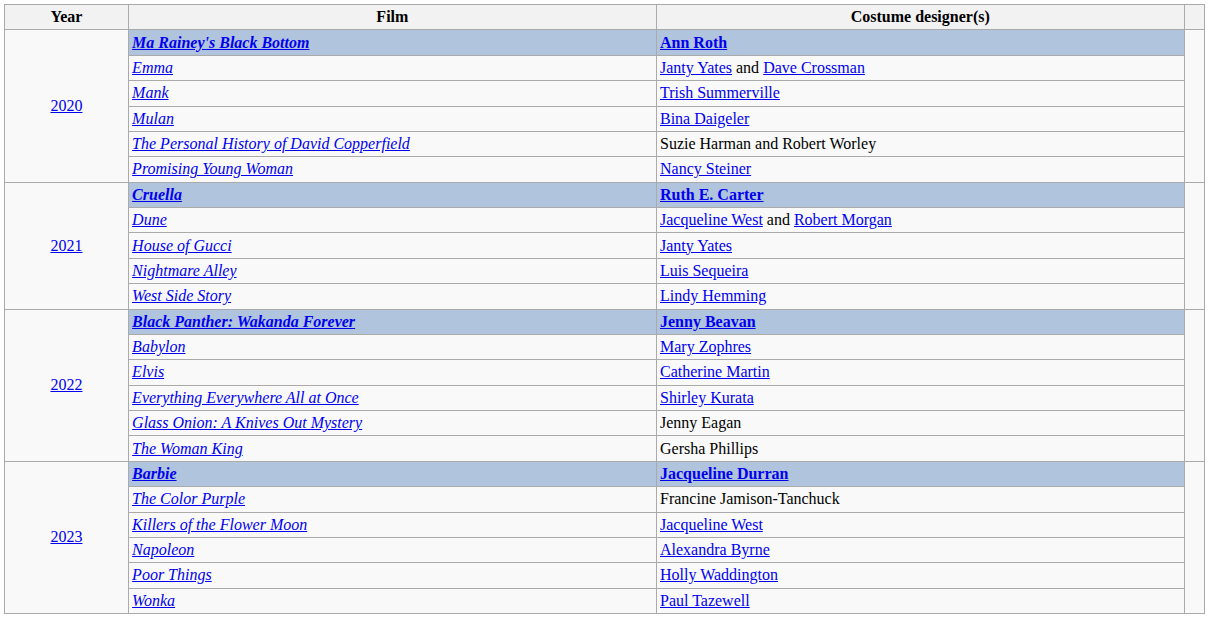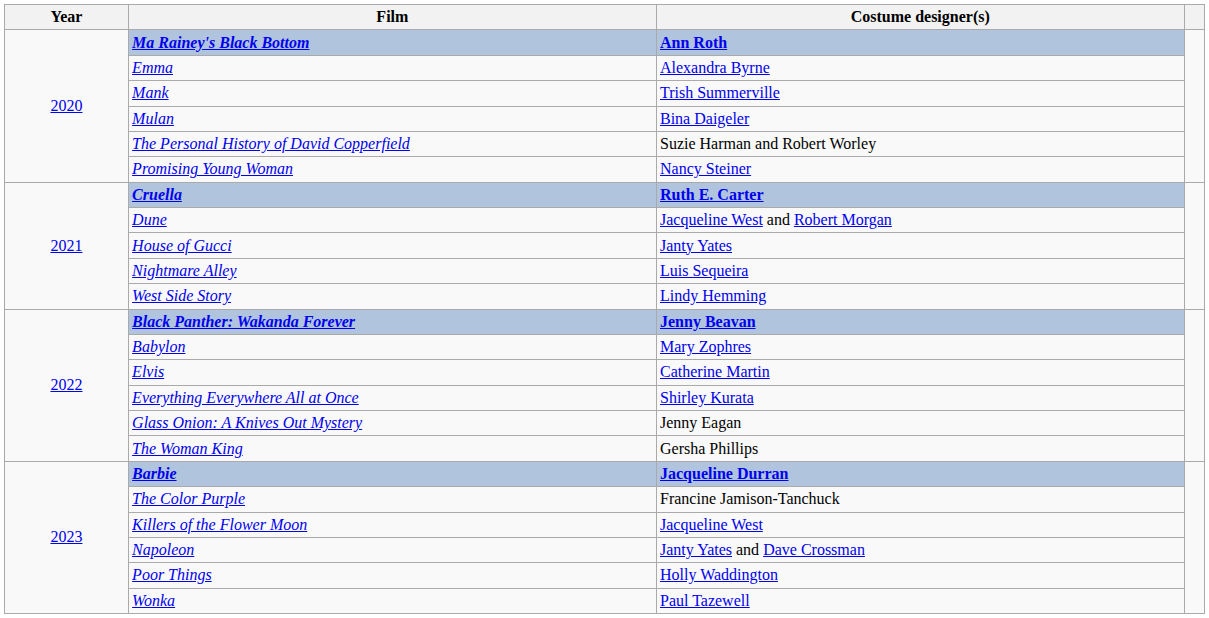(762, 67) Janty Yates and Dave Crossman -> (715, 67) Alexandra Byrne
(715, 550) Alexandra Byrne -> (762, 550) Janty Yates and Dave Crossman
